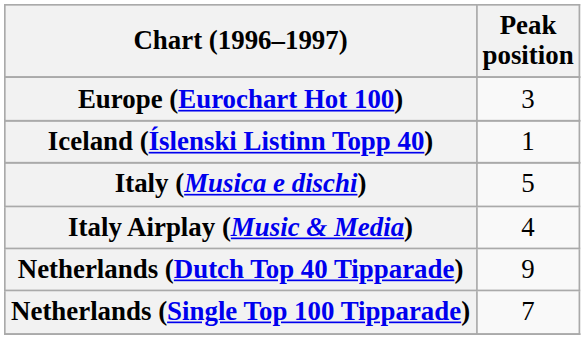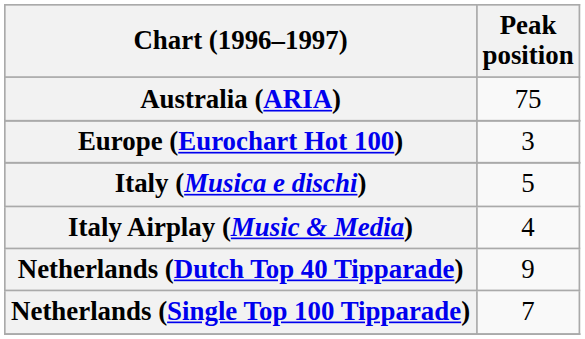+ row: (241, 98)
- row: (241, 141)
